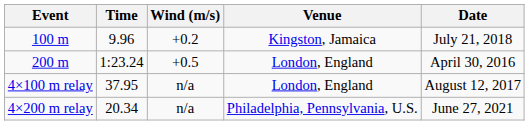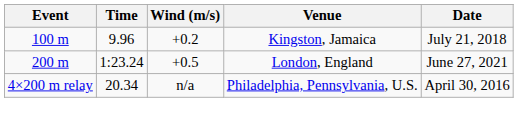(473, 62) April 30, 2016 -> (467, 62) June 27, 2021
- row: (50, 85)
(473, 108) June 27, 2021 -> (467, 85) April 30, 2016
